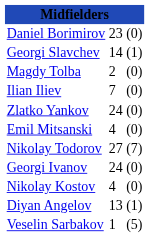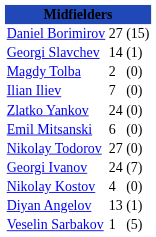(116, 33) 23 -> (116, 33) 27
(134, 33) (0) -> (138, 33) (15)
(112, 129) 4 -> (112, 129) 6
(134, 148) (7) -> (134, 148) (0)
(134, 167) (0) -> (134, 167) (7)
